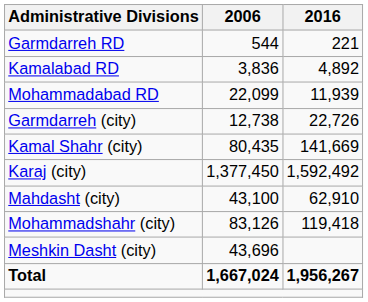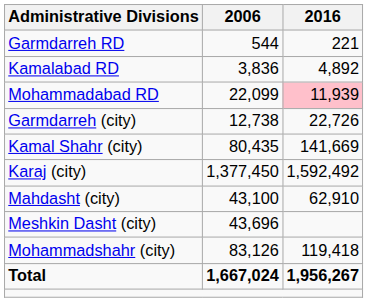(335, 95) no background -> (335, 95) pink background
rows swapped: (82, 250) <-> (92, 224)
